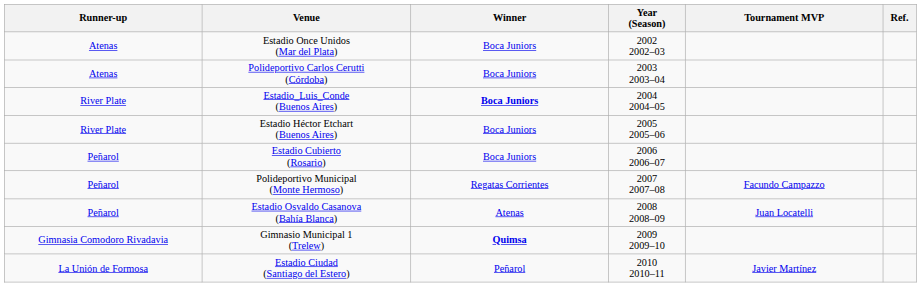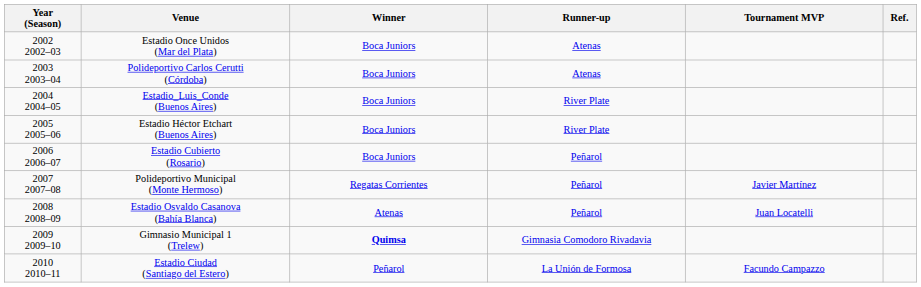columns swapped: (647, 18) <-> (103, 18)
(510, 101) bold -> (389, 101) normal
(784, 184) Facundo Campazzo -> (784, 184) Javier Martínez
(784, 268) Javier Martínez -> (784, 268) Facundo Campazzo
